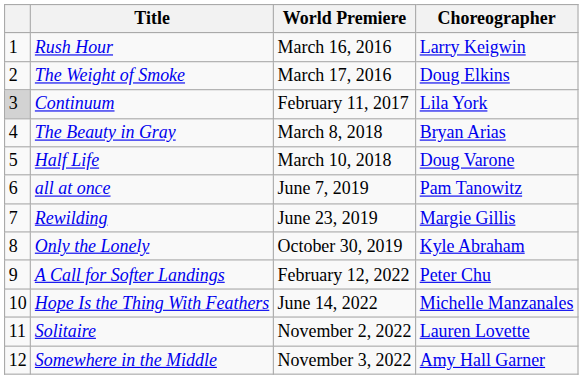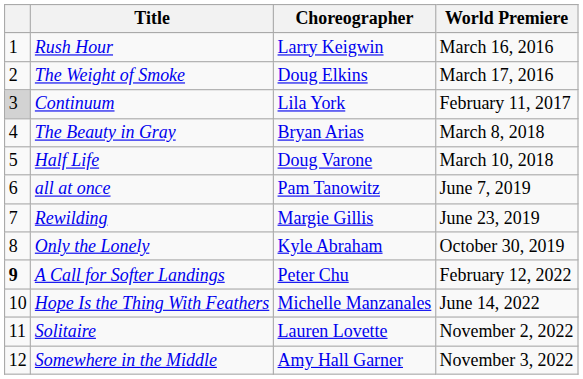columns swapped: (497, 18) <-> (344, 18)
(13, 274) normal -> (13, 274) bold
